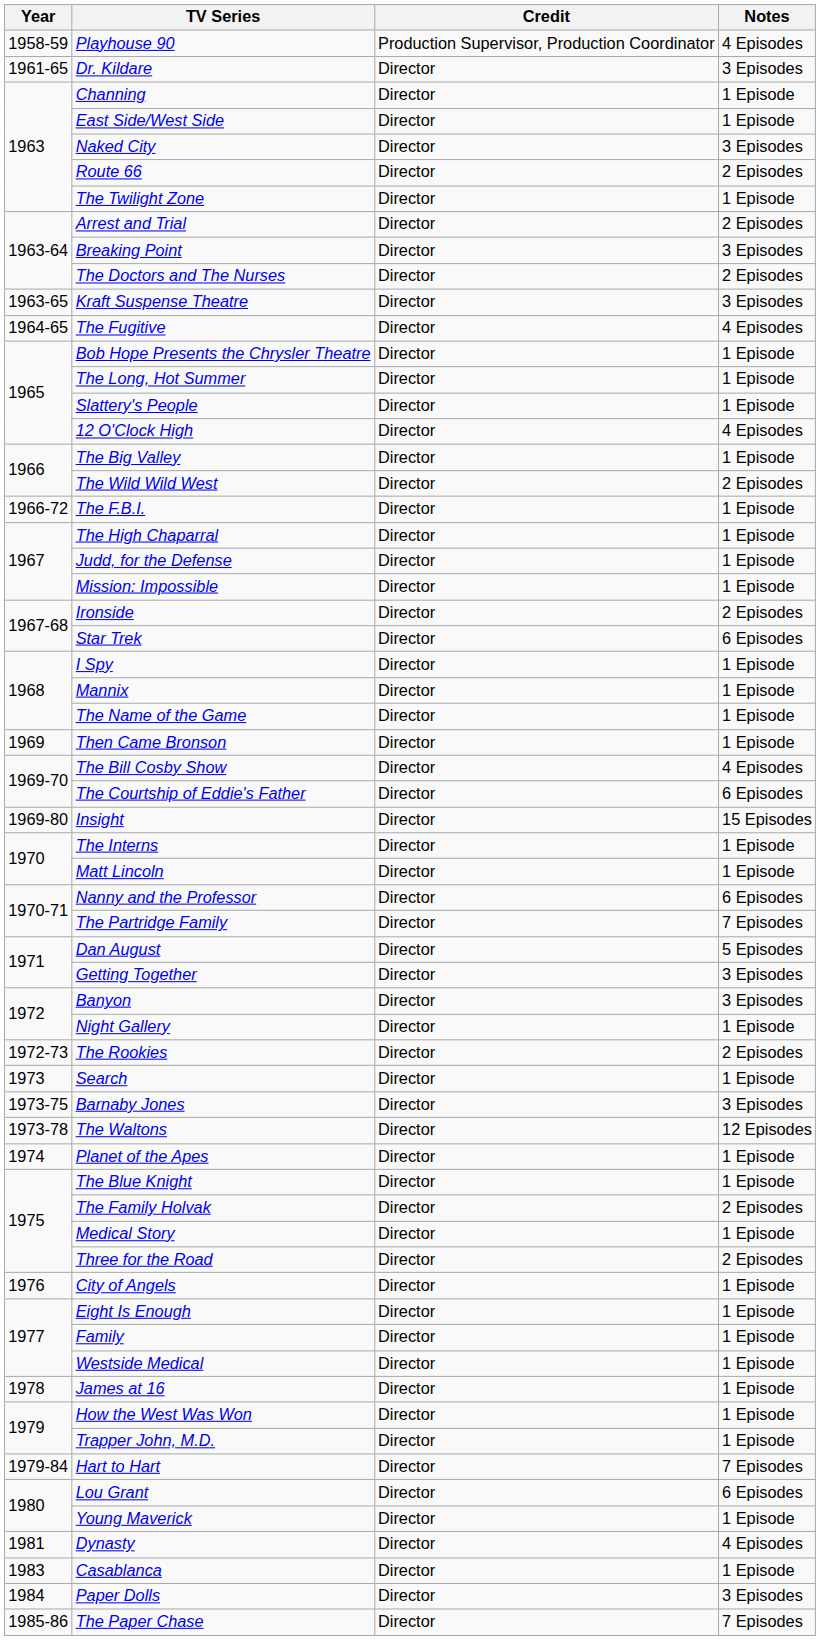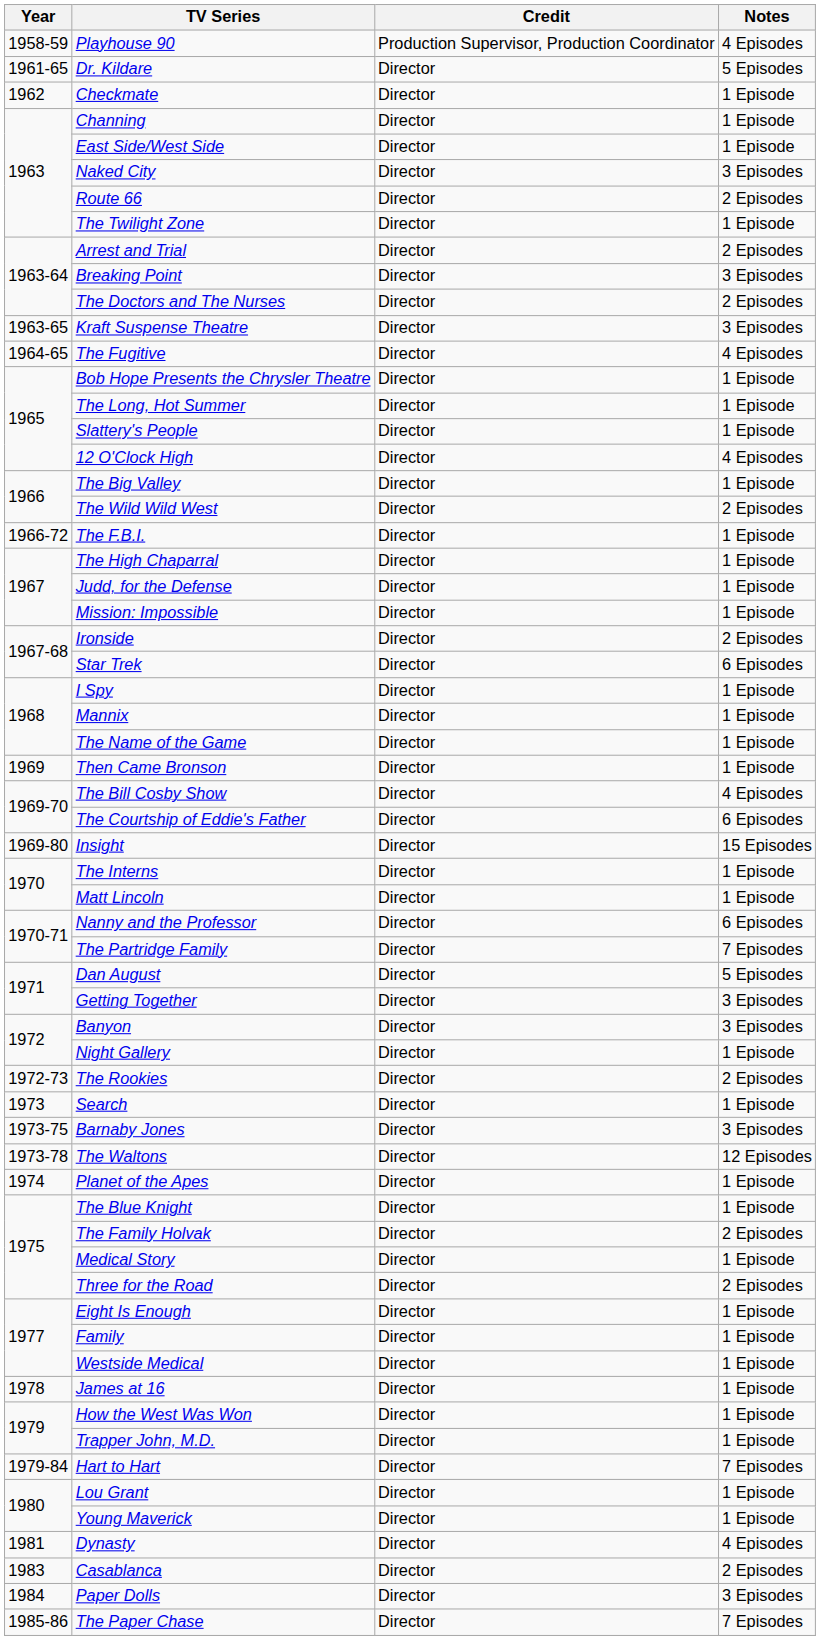(762, 69) 3 Episodes -> (762, 69) 5 Episodes
+ row: (117, 95)
- row: (126, 1285)
(762, 1492) 6 Episodes -> (758, 1492) 1 Episode
(758, 1570) 1 Episode -> (762, 1570) 2 Episodes
